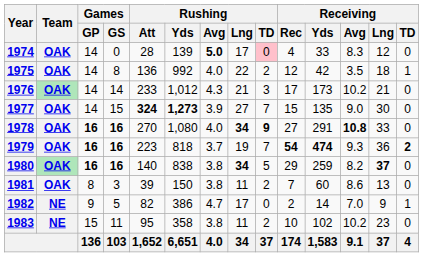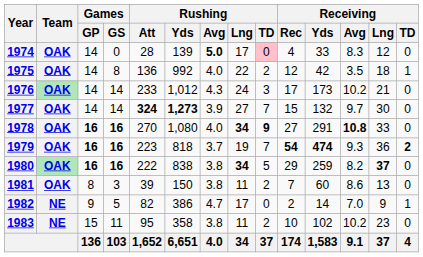(242, 90) 21 -> (242, 90) 24
(116, 109) 15 -> (116, 109) 14
(323, 109) 135 -> (323, 109) 132
(355, 109) 9.0 -> (355, 109) 9.7
(147, 166) 140 -> (147, 166) 222
